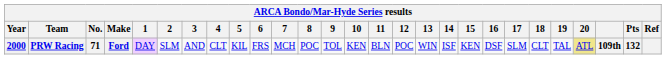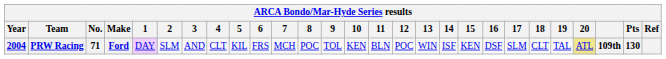(16, 46) 2000 -> (16, 46) 2004
(633, 46) 132 -> (633, 46) 130
